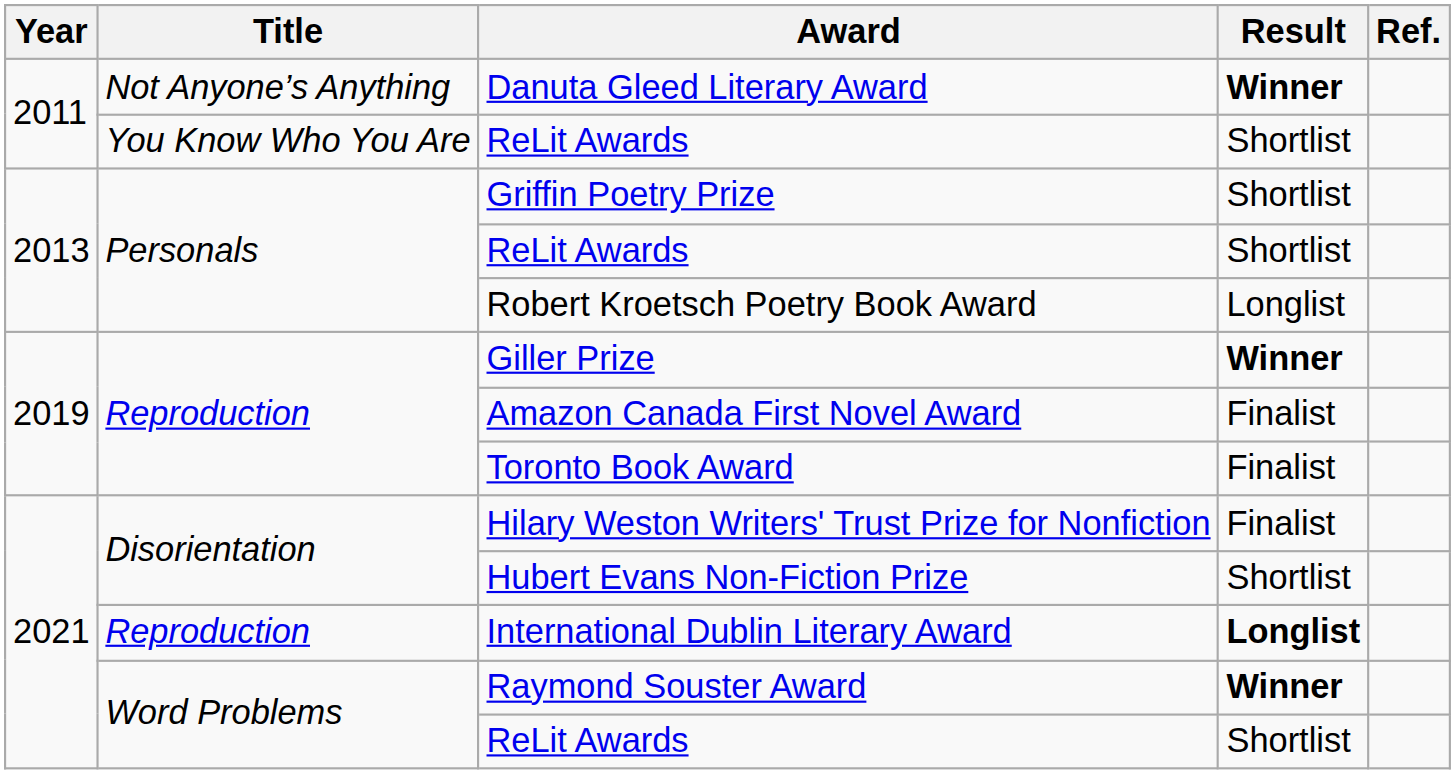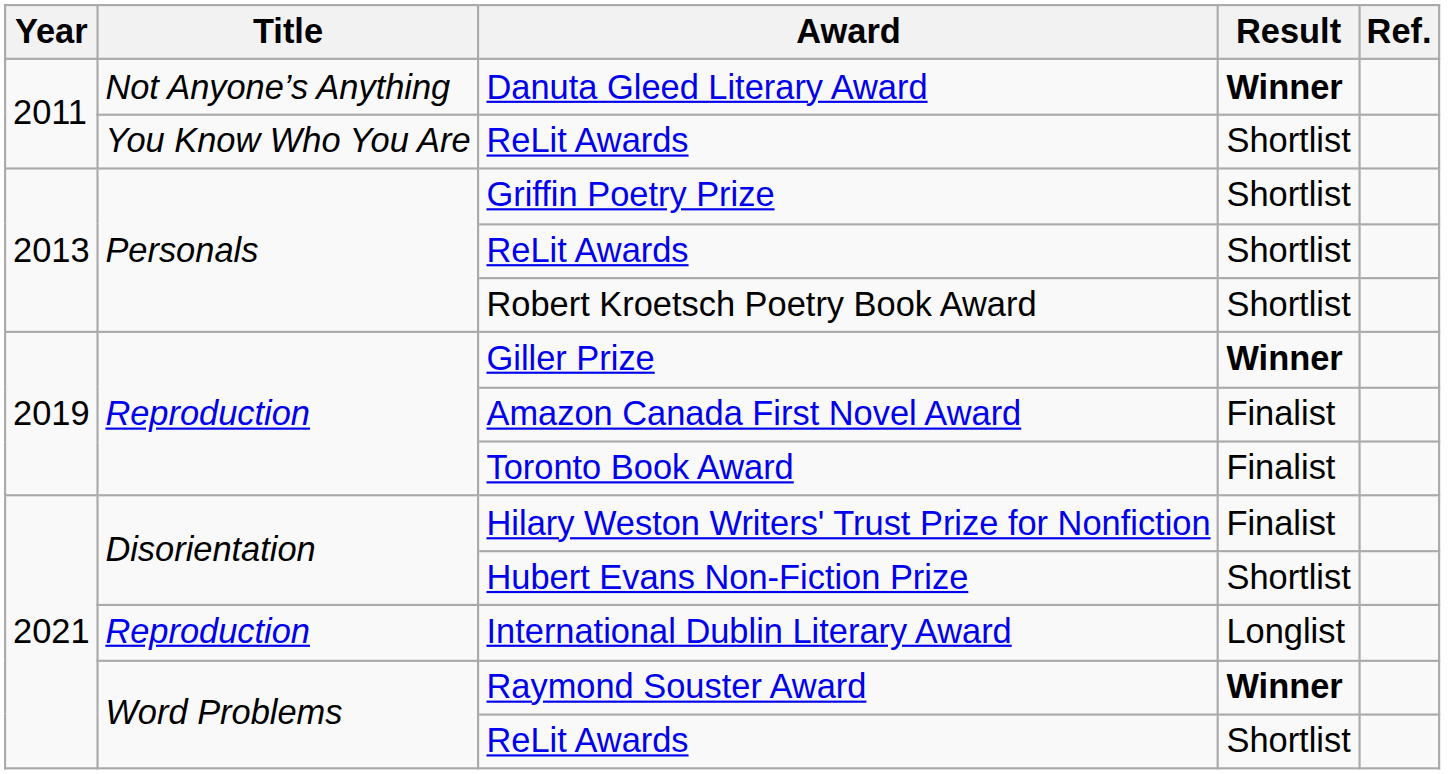(1286, 304) Longlist -> (1289, 304) Shortlist
(1293, 631) bold -> (1286, 631) normal
